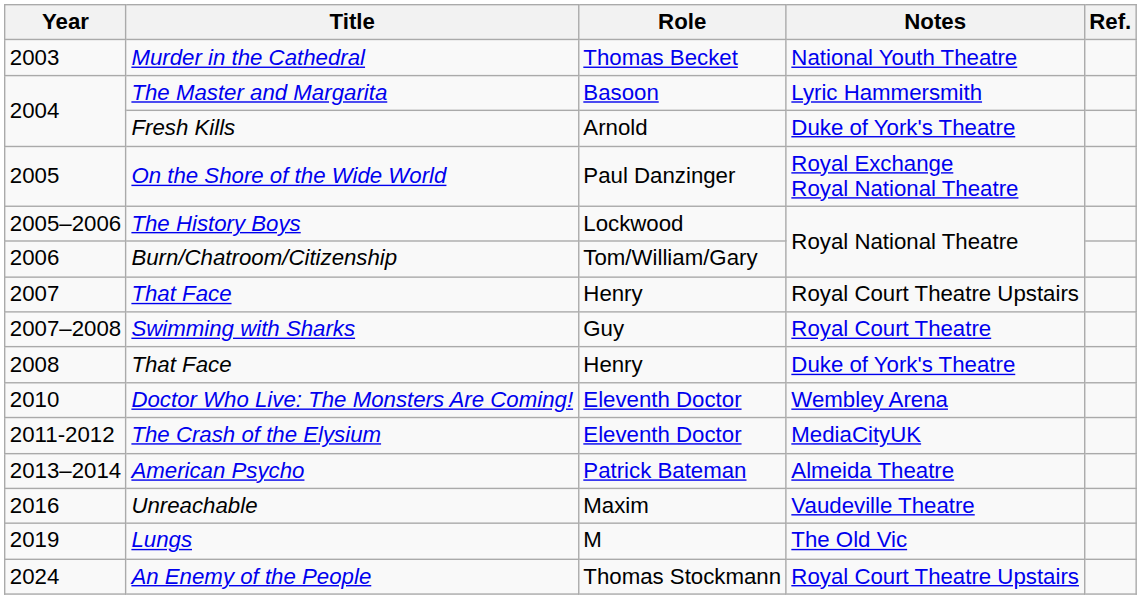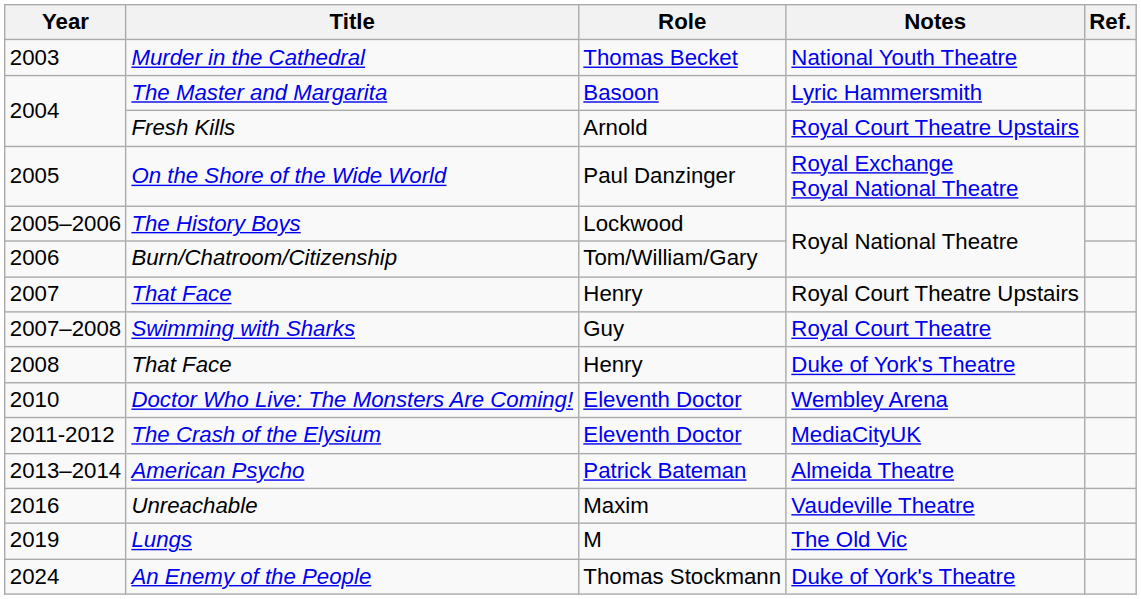(903, 127) Duke of York's Theatre -> (935, 127) Royal Court Theatre Upstairs
(935, 576) Royal Court Theatre Upstairs -> (903, 576) Duke of York's Theatre
